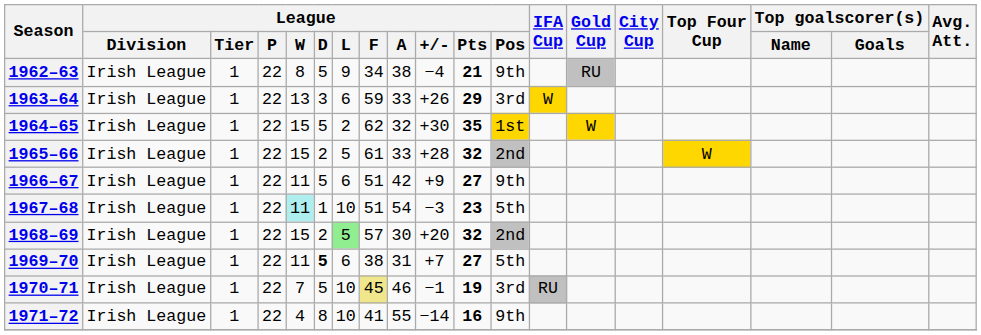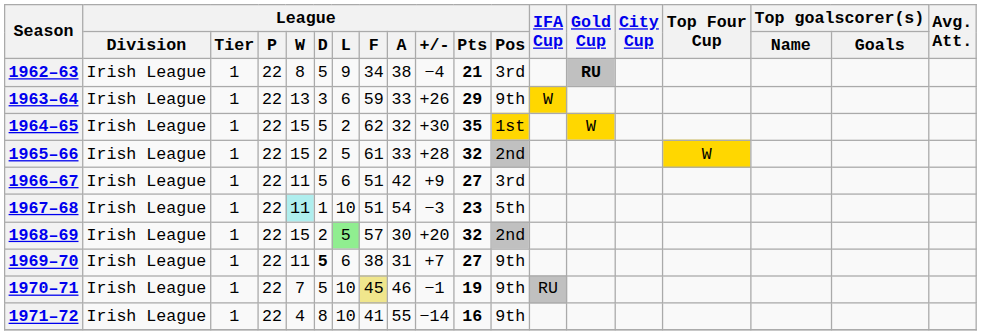(510, 72) 9th -> (510, 72) 3rd
(591, 72) normal -> (591, 72) bold
(510, 100) 3rd -> (510, 100) 9th
(510, 181) 9th -> (510, 181) 3rd
(510, 262) 5th -> (510, 262) 9th
(510, 289) 3rd -> (510, 289) 9th
